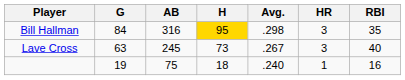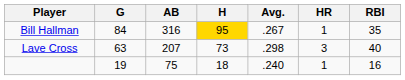(273, 30) .298 -> (273, 30) .267
(324, 30) 3 -> (324, 30) 1
(171, 48) 245 -> (171, 48) 207
(273, 48) .267 -> (273, 48) .298
